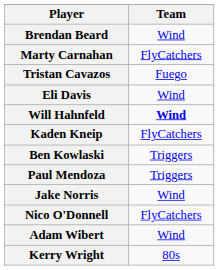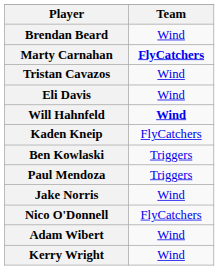(171, 54) normal -> (171, 54) bold
(171, 74) Fuego -> (171, 74) Wind
(171, 255) 80s -> (171, 255) Wind
